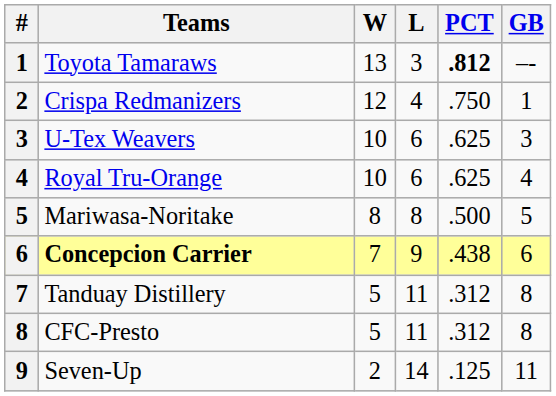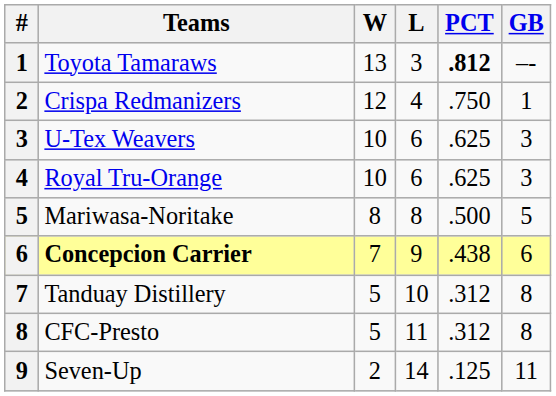(526, 178) 4 -> (526, 178) 3
(416, 293) 11 -> (416, 293) 10
